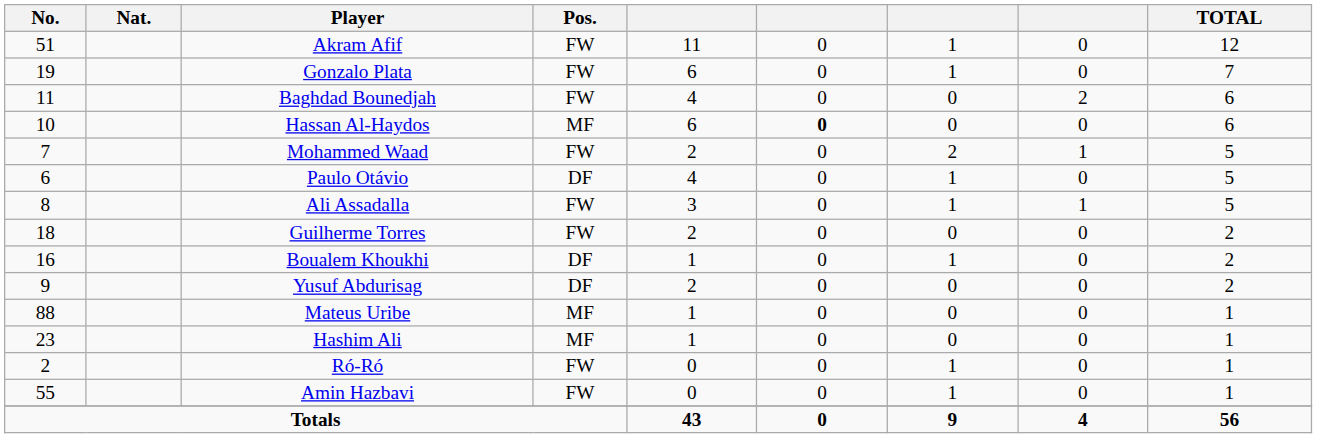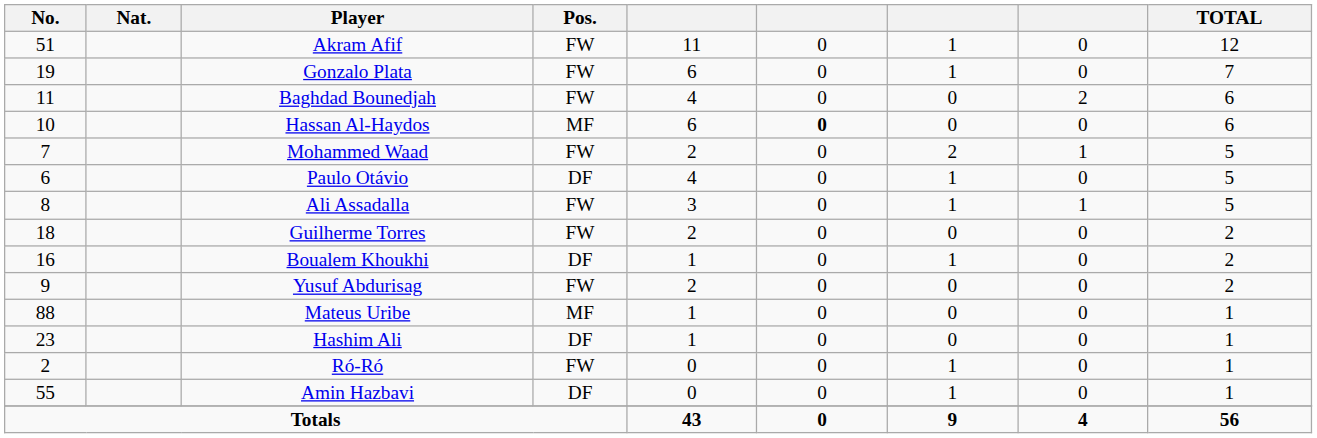(580, 285) DF -> (580, 285) FW
(580, 339) MF -> (580, 339) DF
(580, 392) FW -> (580, 392) DF
